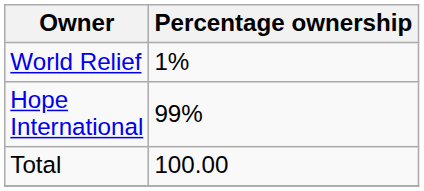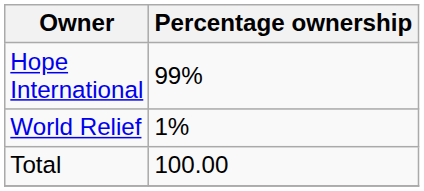rows swapped: (77, 113) <-> (76, 61)
